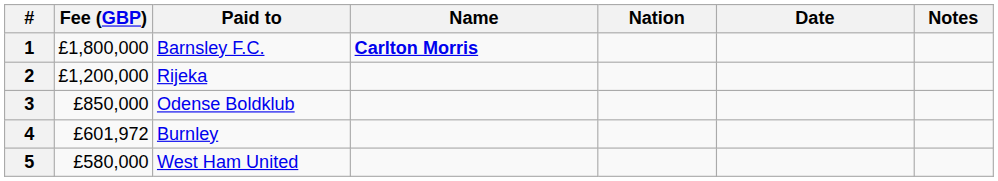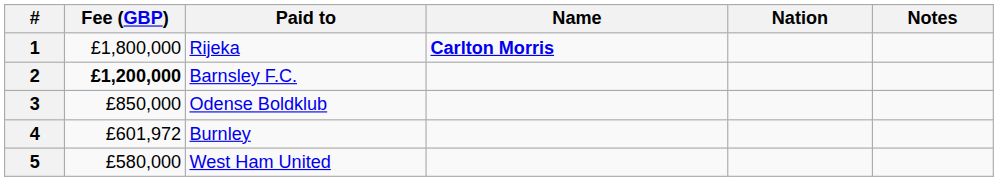- column: (815, 18)
(211, 47) Barnsley F.C. -> (215, 47) Rijeka
(103, 76) normal -> (136, 76) bold
(182, 76) Rijeka -> (243, 76) Barnsley F.C.
